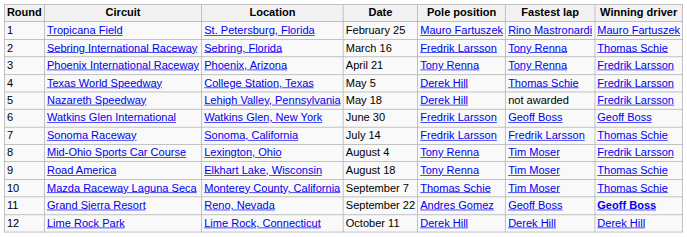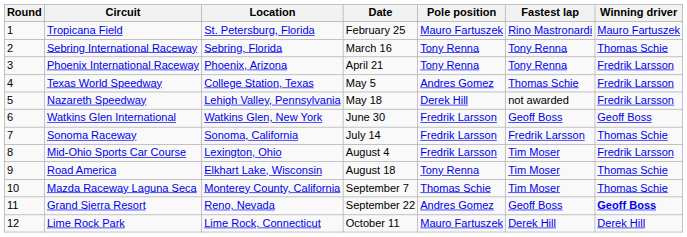(459, 48) Fredrik Larsson -> (450, 48) Tony Renna
(444, 83) Derek Hill -> (457, 83) Andres Gomez
(450, 153) Tony Renna -> (459, 153) Fredrik Larsson
(444, 223) Derek Hill -> (462, 223) Mauro Fartuszek
